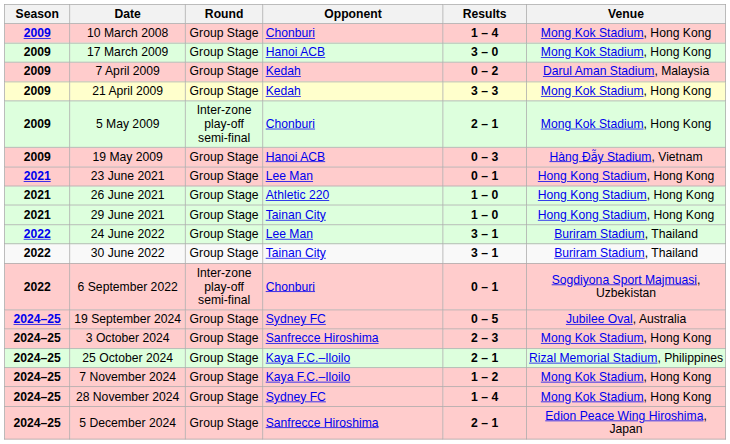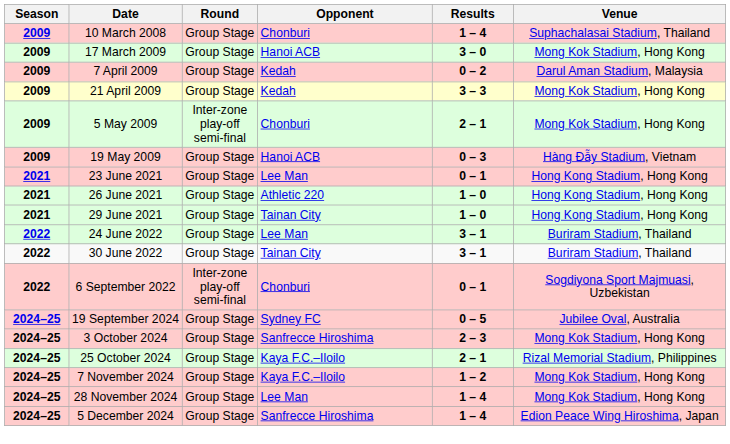(626, 33) Mong Kok Stadium, Hong Kong -> (620, 33) Suphachalasai Stadium, Thailand
(296, 396) Sydney FC -> (284, 396) Lee Man
(485, 422) 2 – 1 -> (473, 415) 1 – 4
